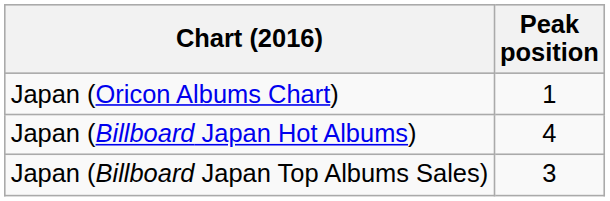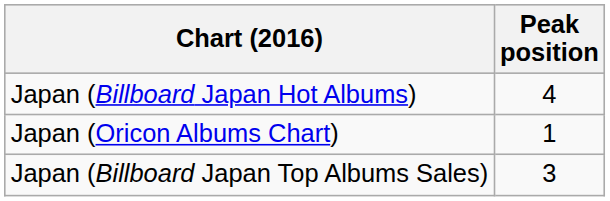rows swapped: (175, 93) <-> (214, 133)
